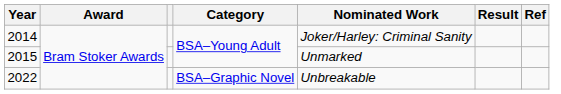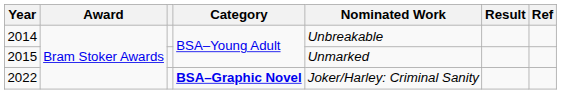(386, 36) Joker/Harley: Criminal Sanity -> (345, 36) Unbreakable
(235, 78) normal -> (239, 78) bold
(338, 78) Unbreakable -> (393, 78) Joker/Harley: Criminal Sanity
